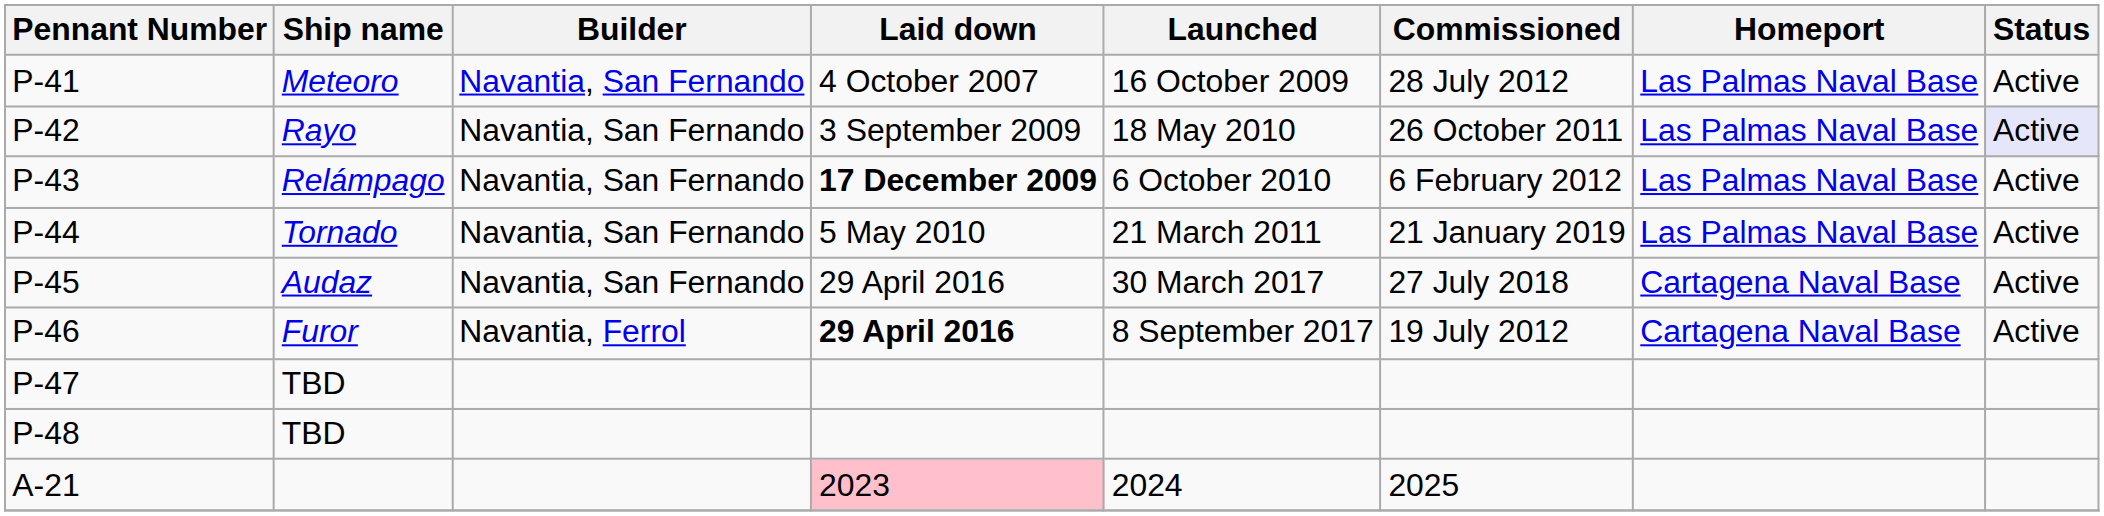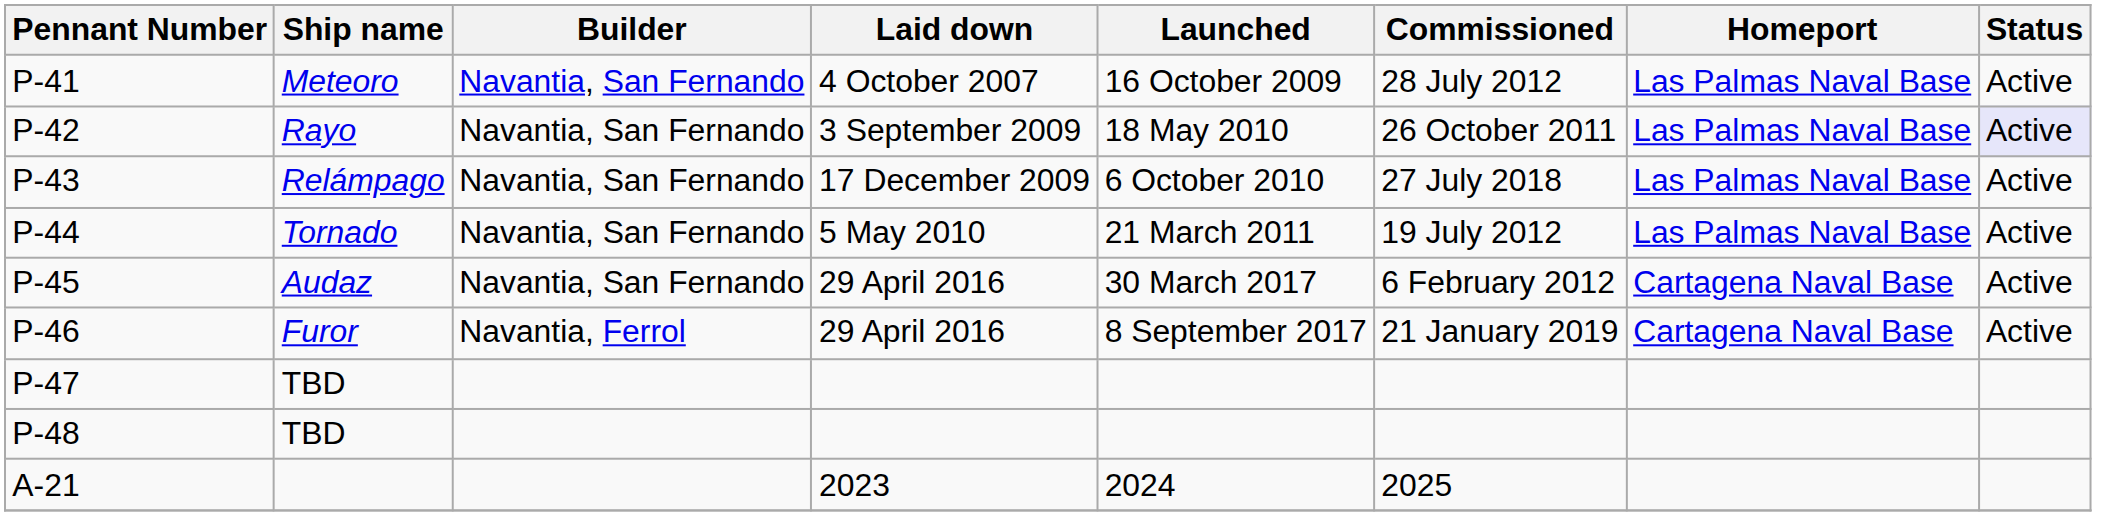(958, 181) bold -> (955, 181) normal
(1505, 181) 6 February 2012 -> (1472, 181) 27 July 2018
(1507, 231) 21 January 2019 -> (1472, 231) 19 July 2012
(1479, 282) 27 July 2018 -> (1498, 282) 6 February 2012
(917, 332) bold -> (912, 332) normal
(1479, 332) 19 July 2012 -> (1500, 332) 21 January 2019
(855, 484) pink background -> (855, 484) no background
